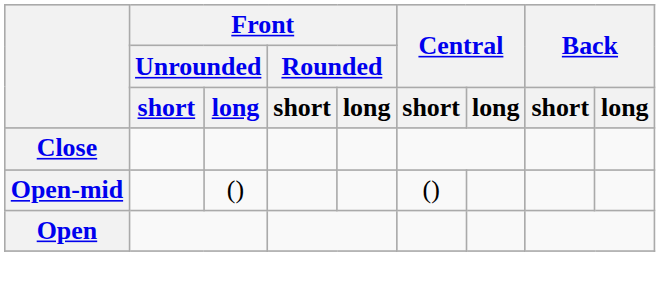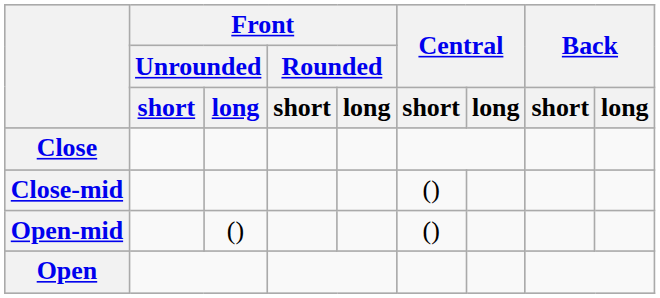+ row: (67, 189)
